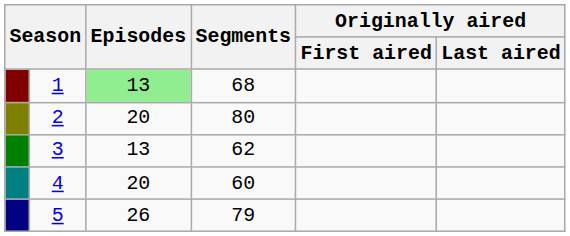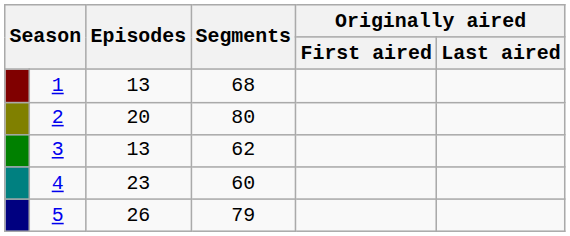(138, 86) lightgreen background -> (138, 86) no background
(138, 183) 20 -> (138, 183) 23
